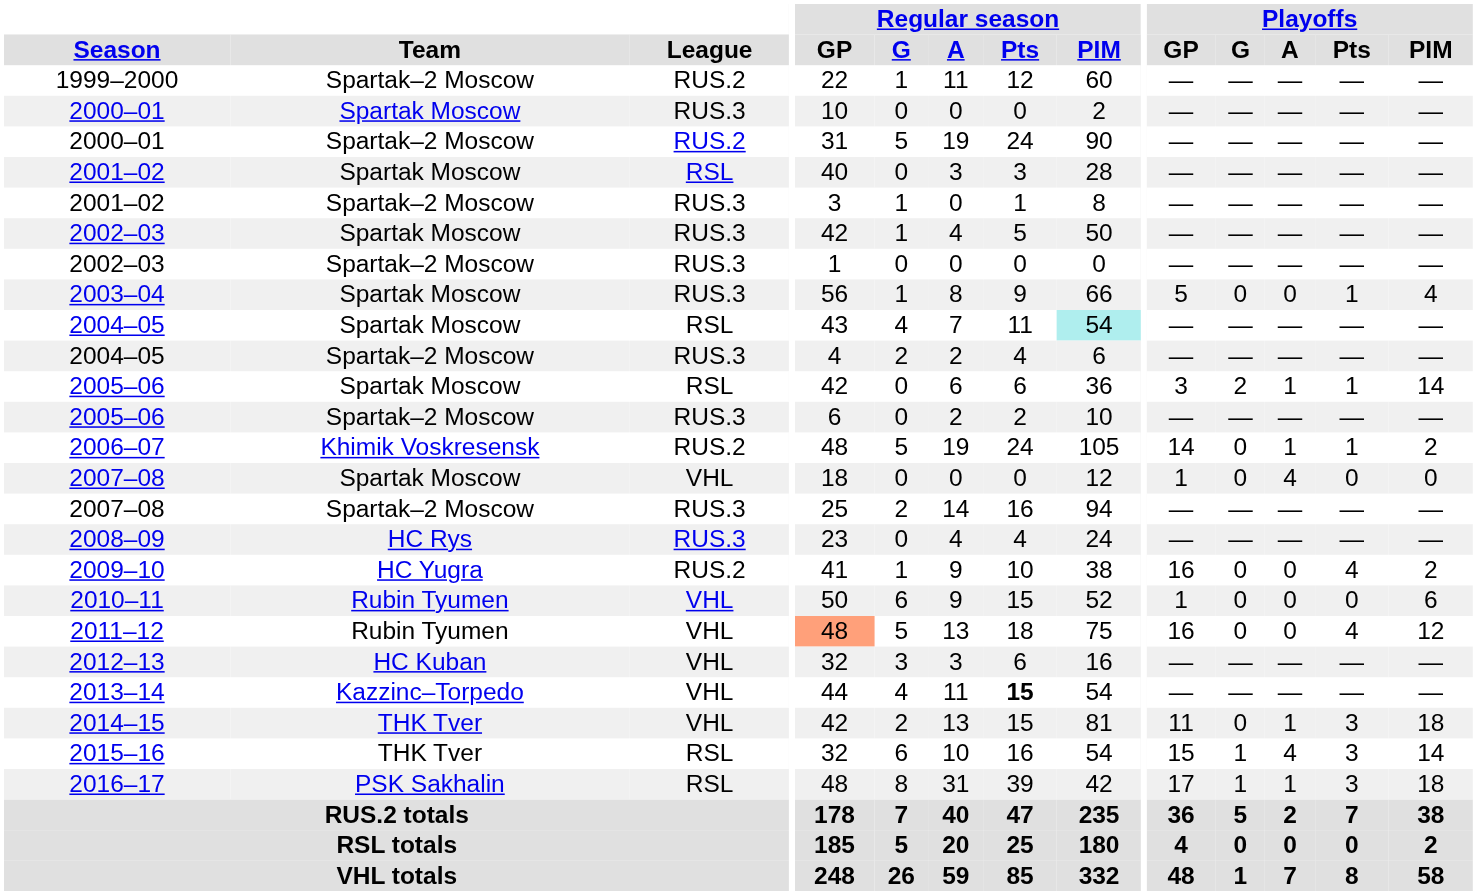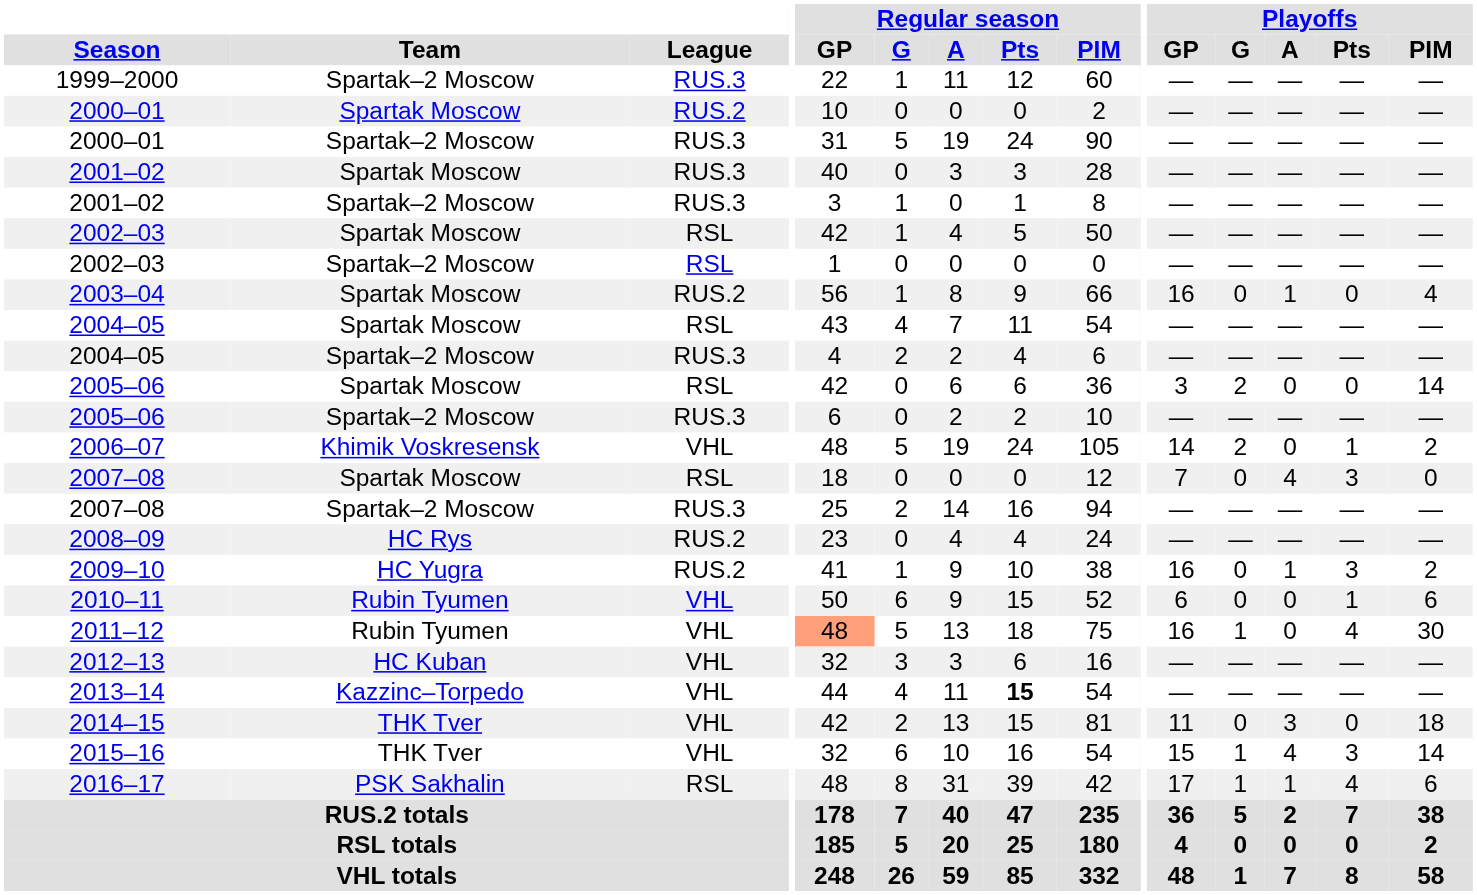(710, 80) RUS.2 -> (710, 80) RUS.3
(710, 110) RUS.3 -> (710, 110) RUS.2
(710, 141) RUS.2 -> (710, 141) RUS.3
(710, 172) RSL -> (710, 172) RUS.3
(710, 233) RUS.3 -> (710, 233) RSL
(710, 263) RUS.3 -> (710, 263) RSL
(710, 294) RUS.3 -> (710, 294) RUS.2
(1181, 294) 5 -> (1181, 294) 16
(1290, 294) 0 -> (1290, 294) 1
(1352, 294) 1 -> (1352, 294) 0
(1099, 325) paleturquoise background -> (1099, 325) no background
(1290, 386) 1 -> (1290, 386) 0
(1352, 386) 1 -> (1352, 386) 0
(710, 447) RUS.2 -> (710, 447) VHL
(1240, 447) 0 -> (1240, 447) 2
(1290, 447) 1 -> (1290, 447) 0
(710, 478) VHL -> (710, 478) RSL
(1181, 478) 1 -> (1181, 478) 7
(1352, 478) 0 -> (1352, 478) 3
(710, 539) RUS.3 -> (710, 539) RUS.2
(1290, 569) 0 -> (1290, 569) 1
(1352, 569) 4 -> (1352, 569) 3
(1181, 600) 1 -> (1181, 600) 6
(1352, 600) 0 -> (1352, 600) 1
(1240, 631) 0 -> (1240, 631) 1
(1431, 631) 12 -> (1431, 631) 30
(1290, 722) 1 -> (1290, 722) 3
(1352, 722) 3 -> (1352, 722) 0
(710, 753) RSL -> (710, 753) VHL
(1352, 784) 3 -> (1352, 784) 4
(1431, 784) 18 -> (1431, 784) 6
